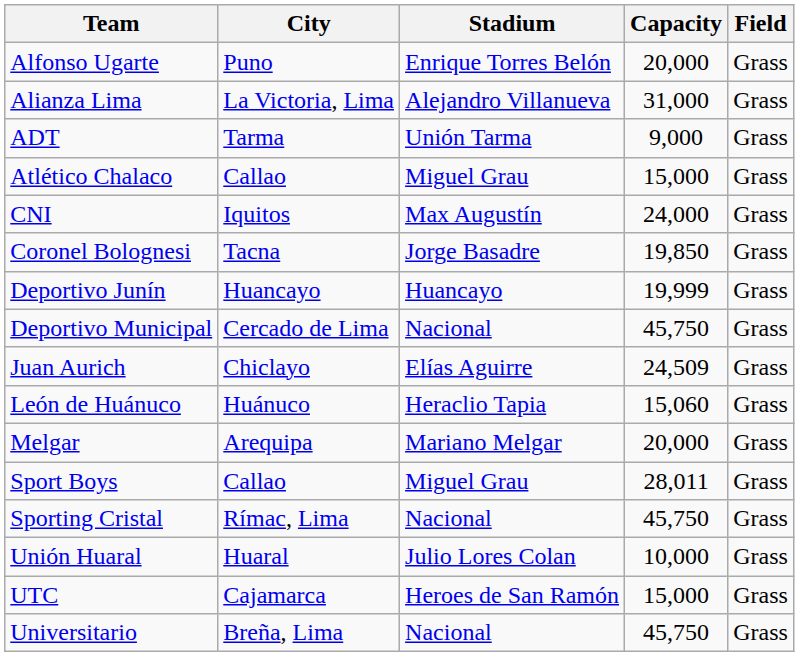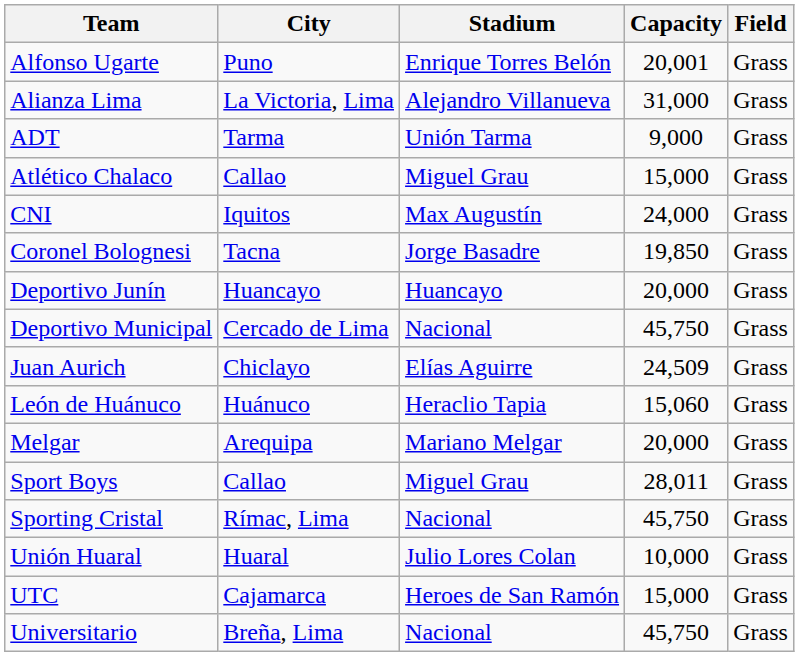(676, 61) 20,000 -> (676, 61) 20,001
(676, 289) 19,999 -> (676, 289) 20,000
